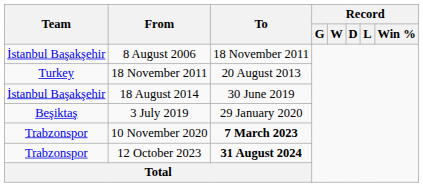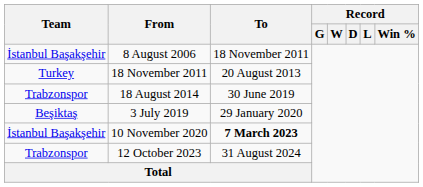(56, 93) İstanbul Başakşehir -> (56, 93) Trabzonspor
(56, 133) Trabzonspor -> (56, 133) İstanbul Başakşehir
(261, 152) bold -> (261, 152) normal
